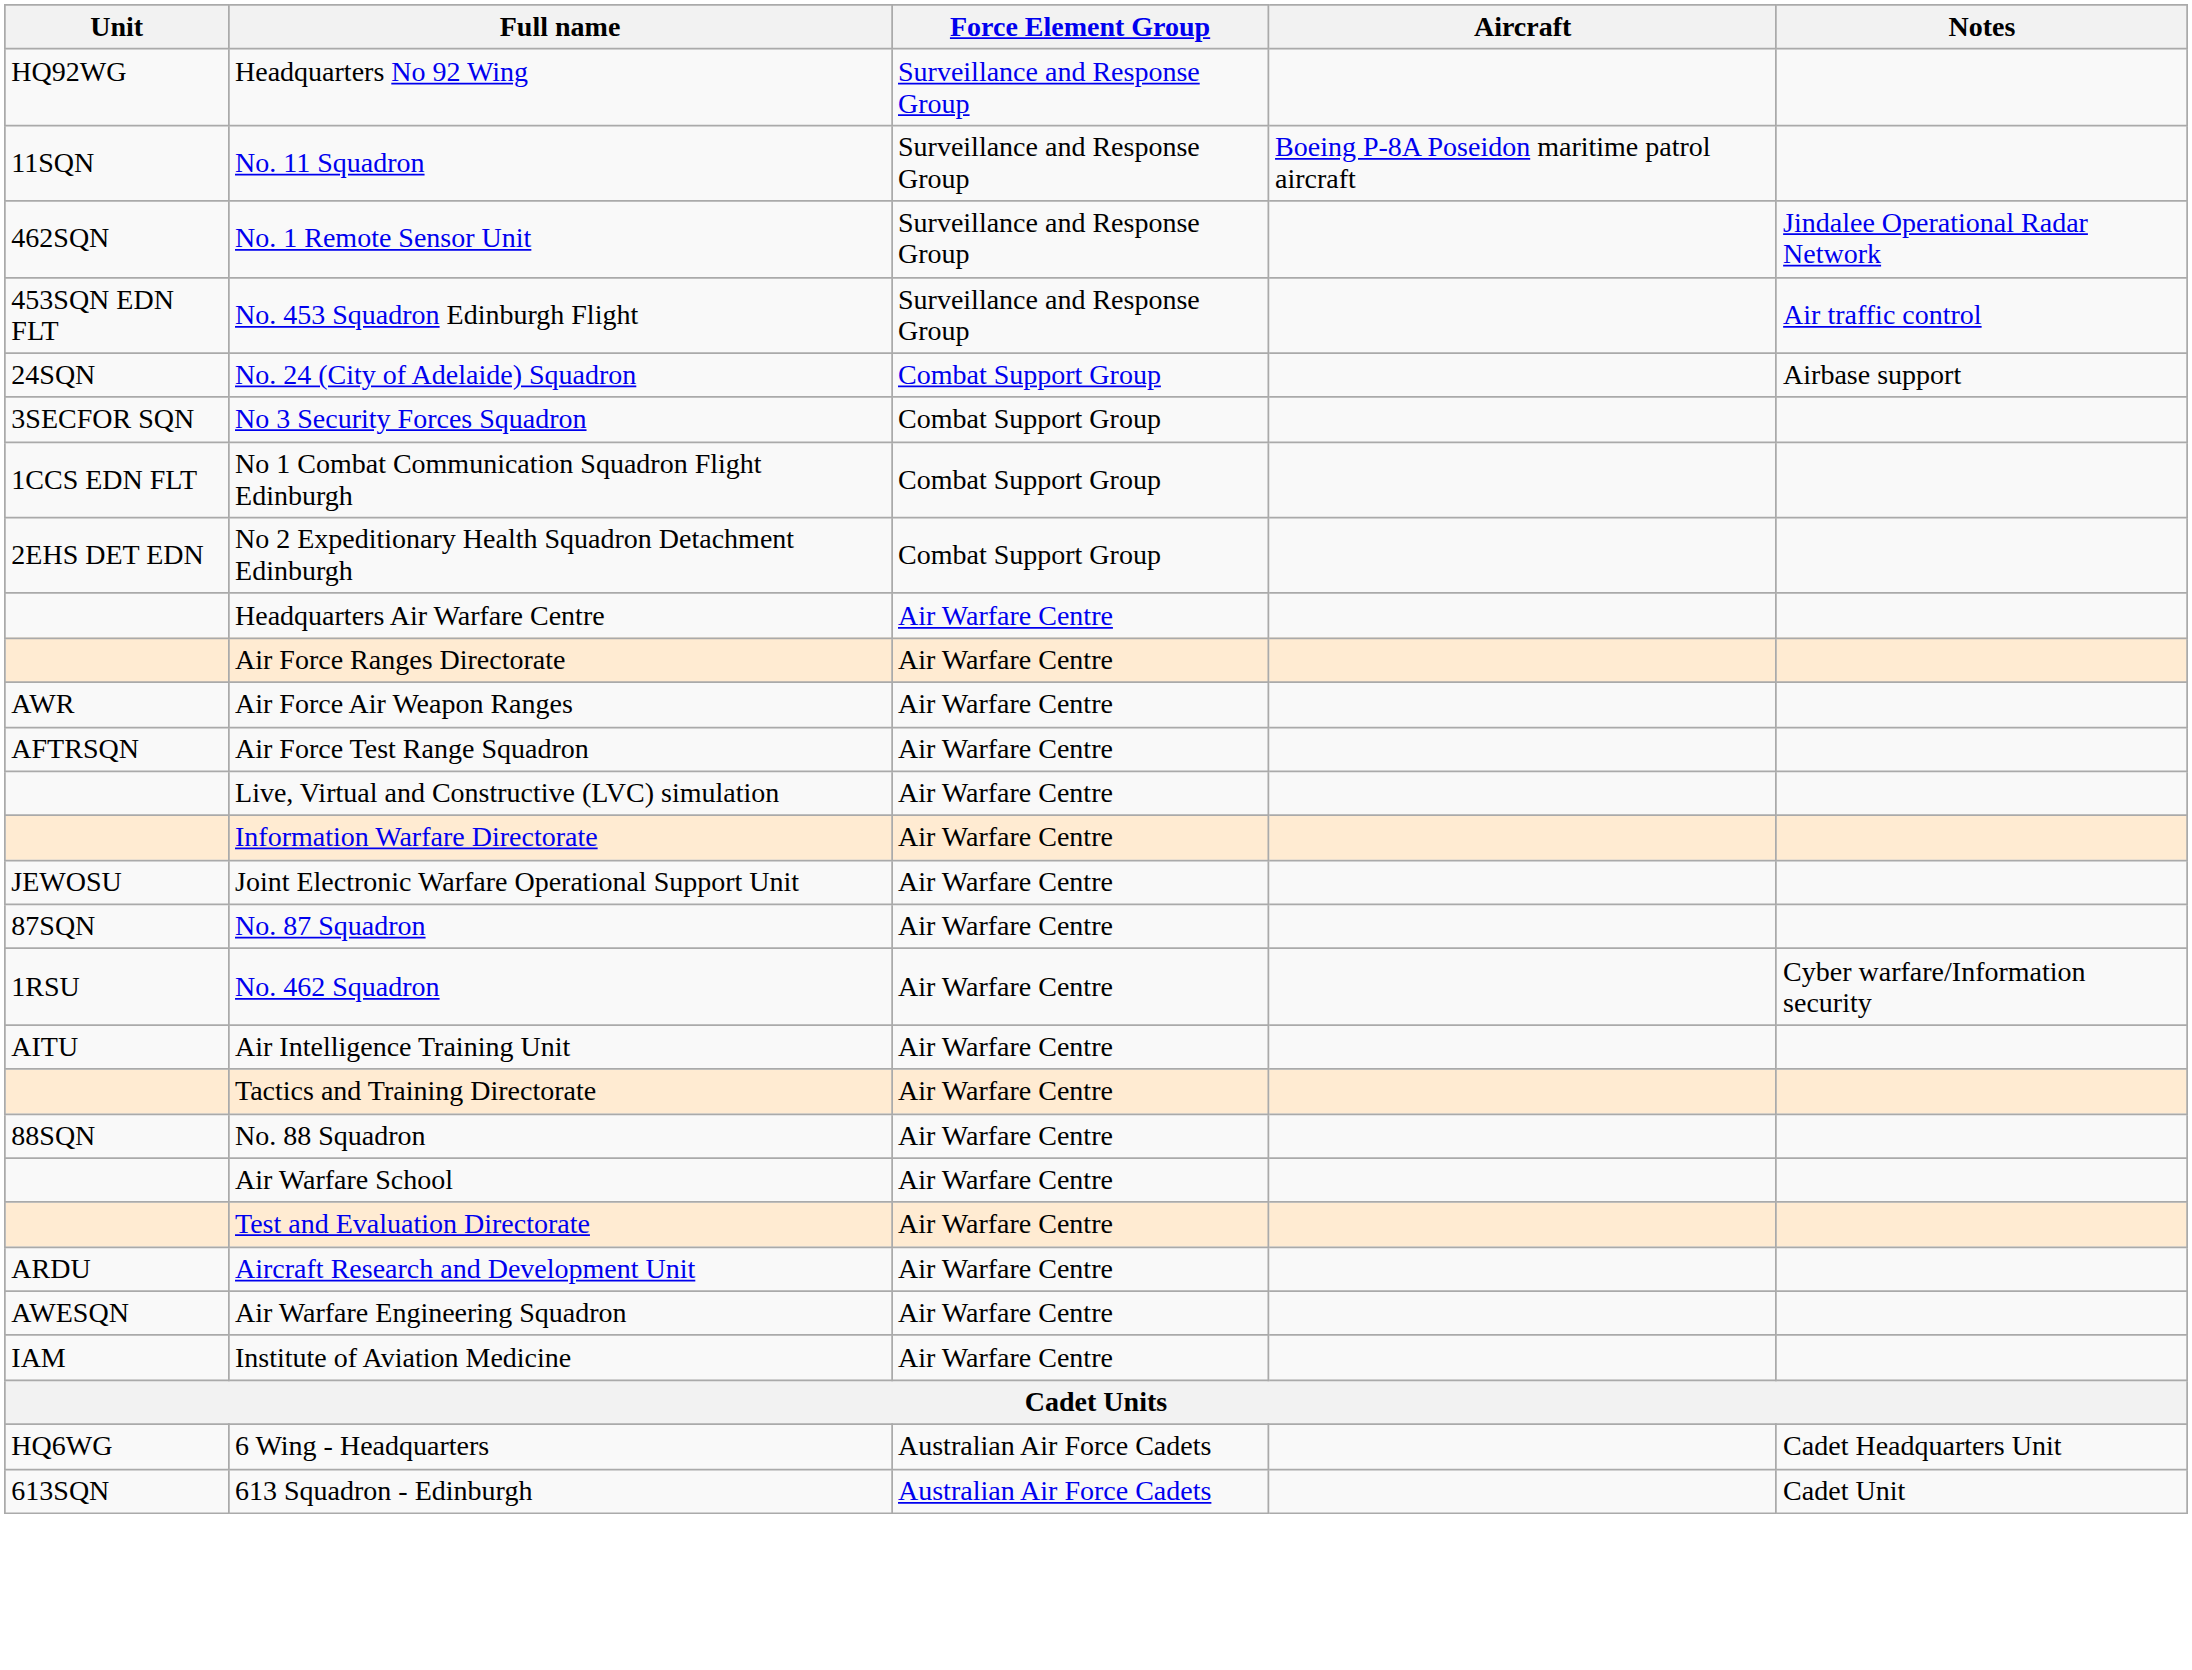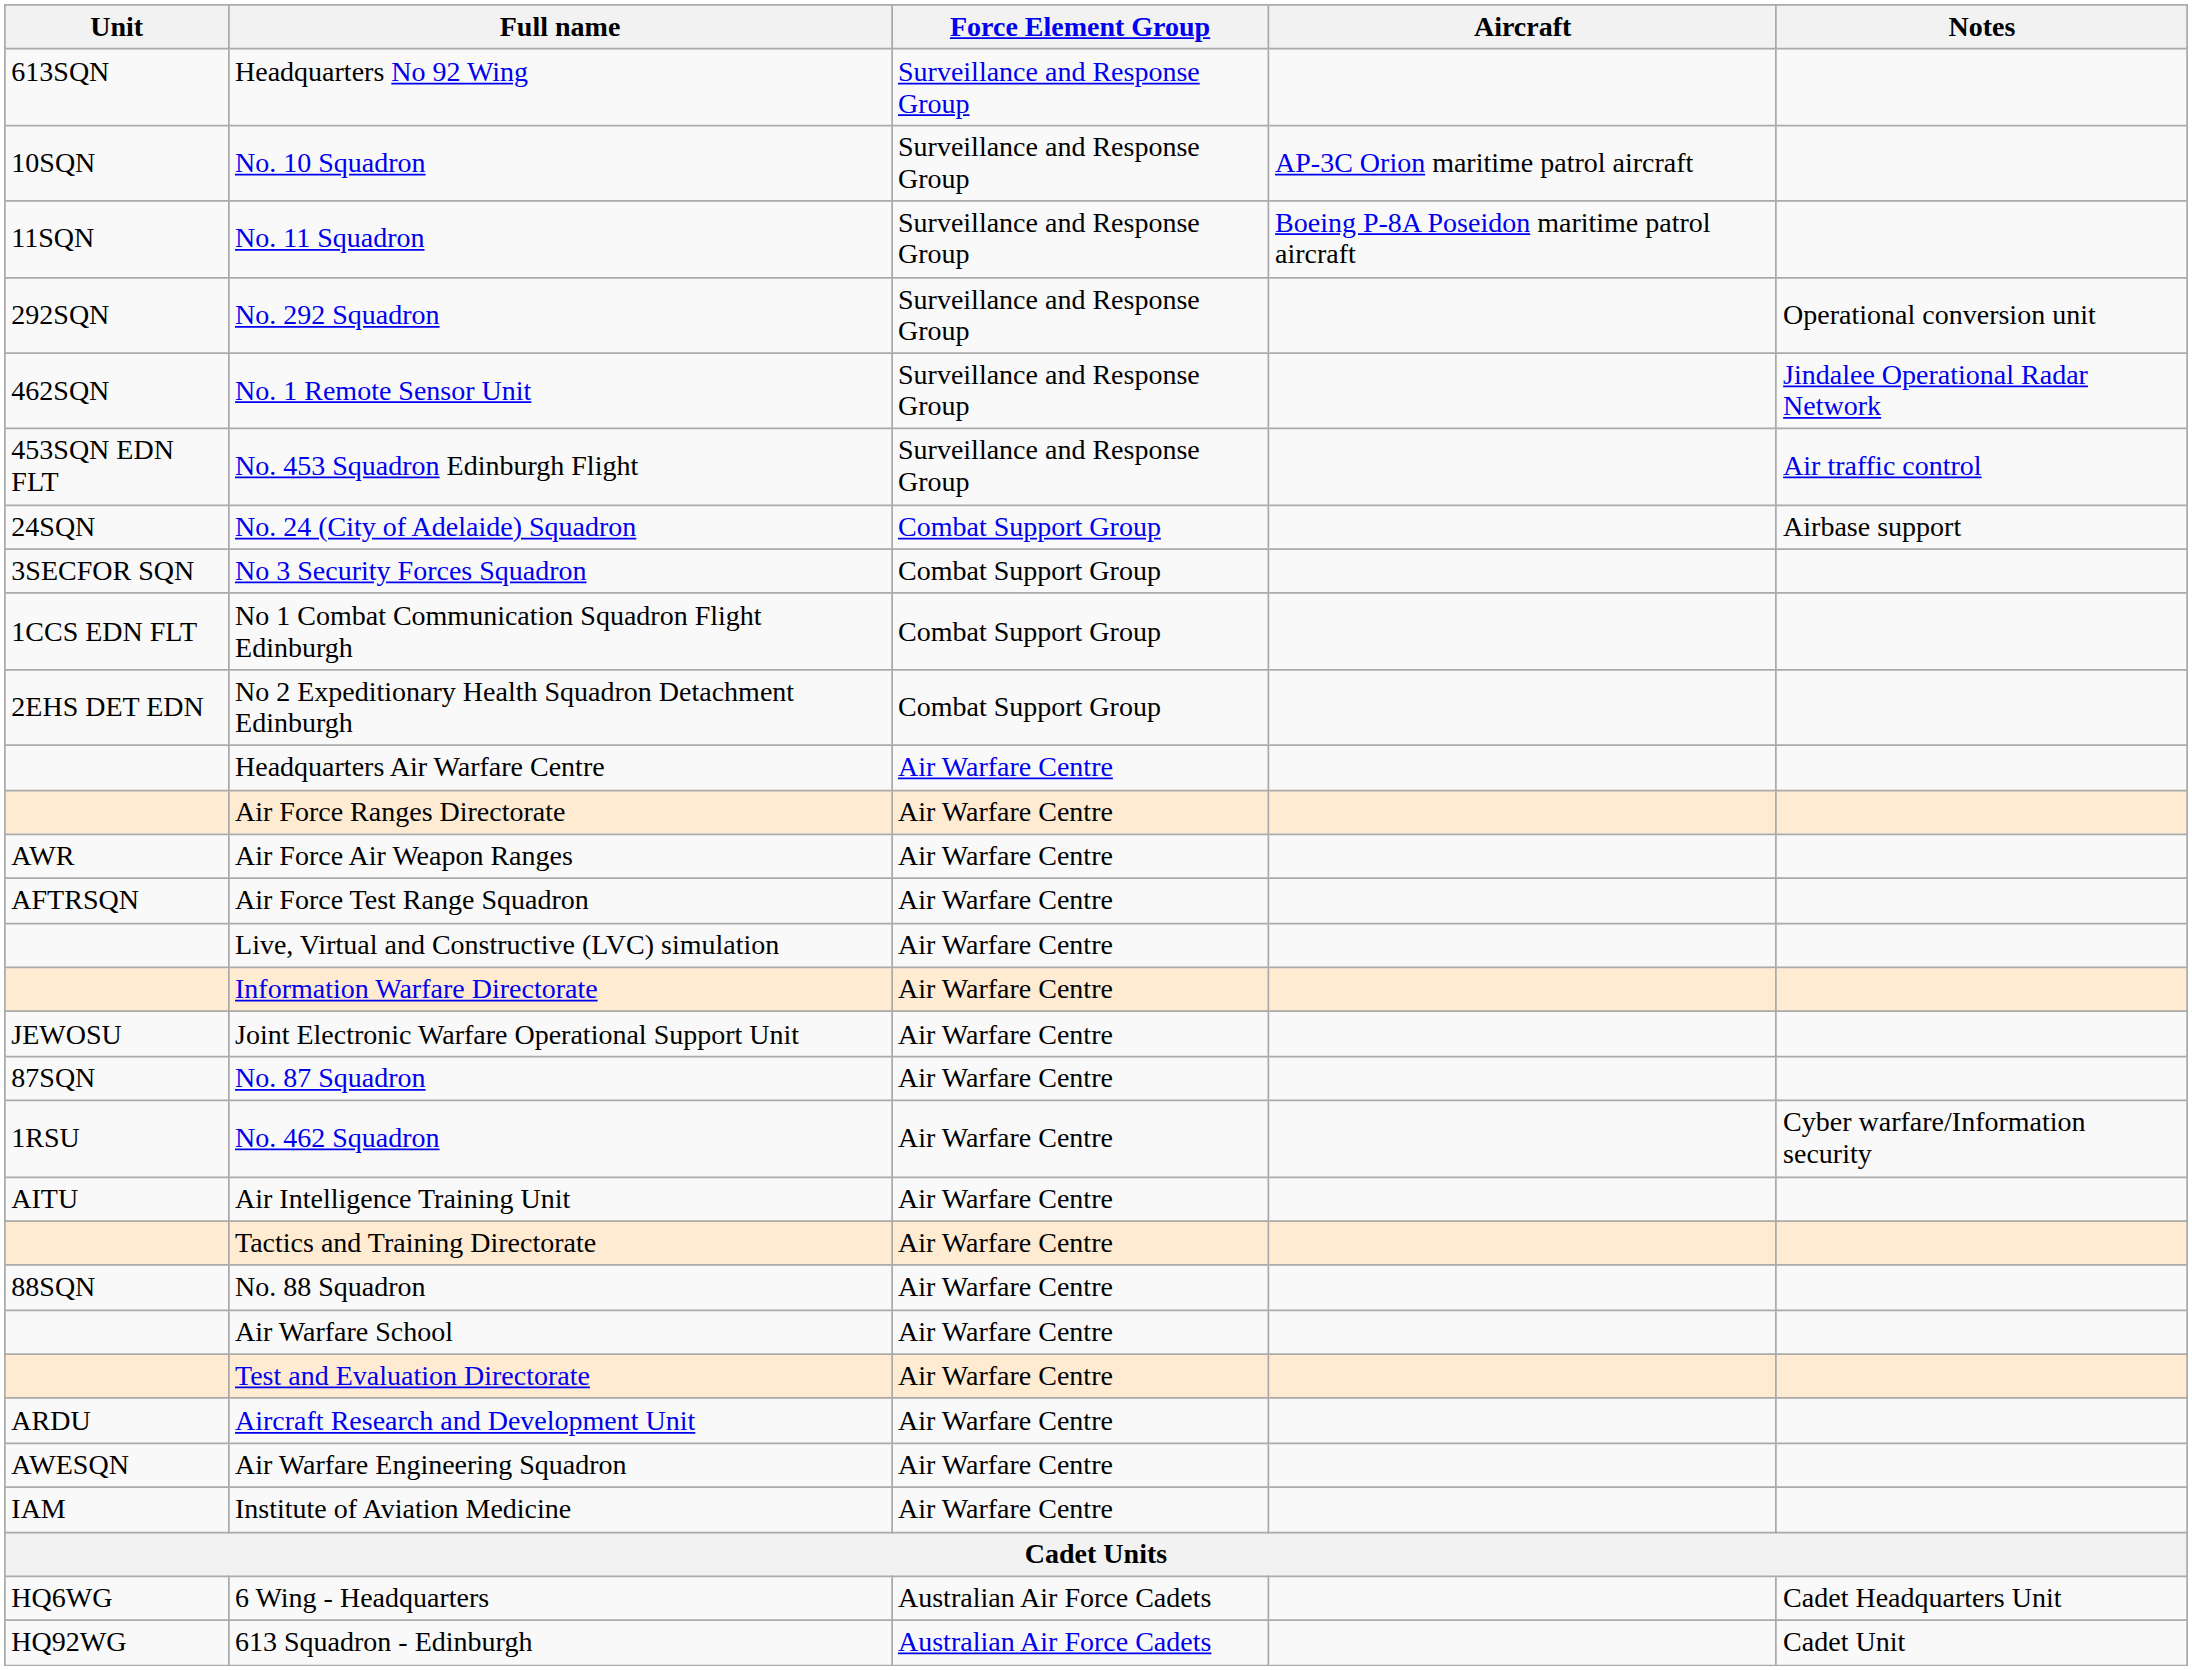(69, 71) HQ92WG -> (60, 71) 613SQN
+ row: (330, 162)
+ row: (337, 314)
(60, 1490) 613SQN -> (69, 1642) HQ92WG
